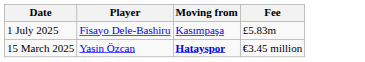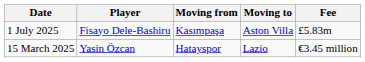+ column: (268, 13)
(200, 48) bold -> (198, 48) normal
